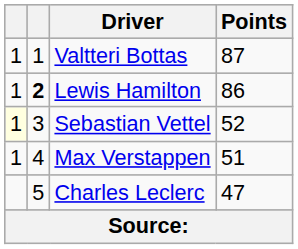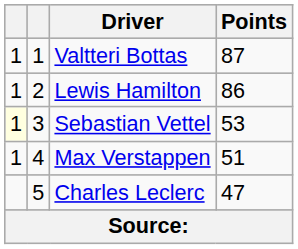(38, 90) bold -> (38, 90) normal
(233, 124) 52 -> (233, 124) 53
